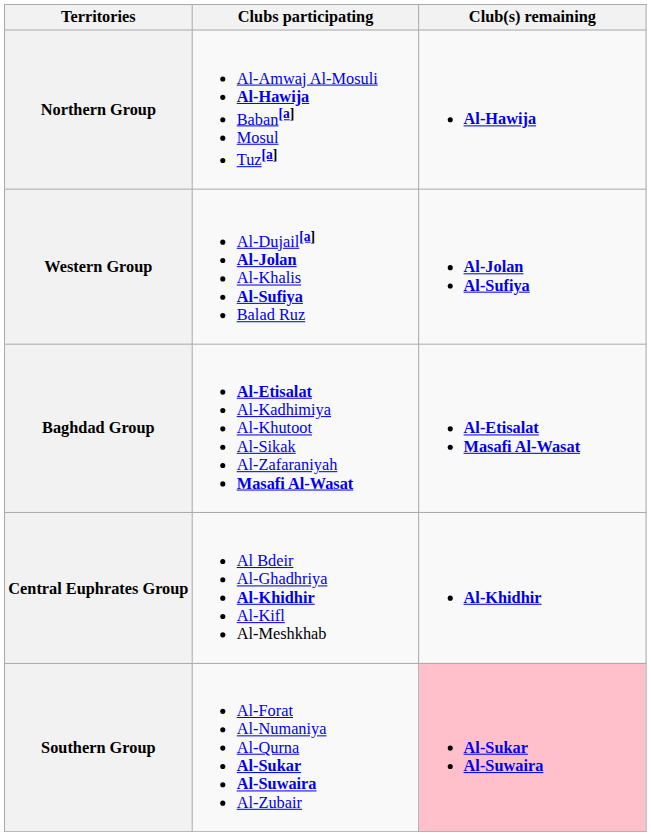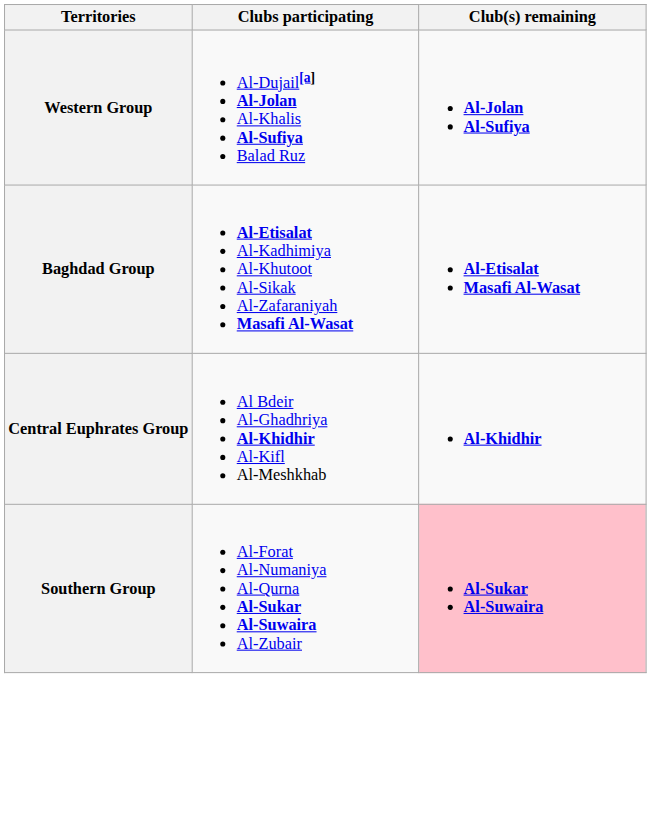- row: (98, 109)
